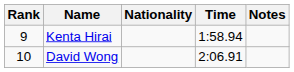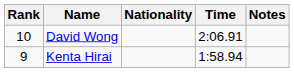rows swapped: (79, 36) <-> (82, 57)
